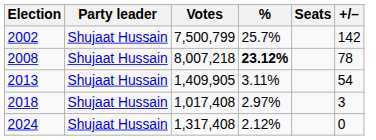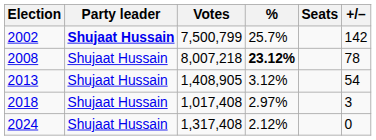(118, 37) normal -> (121, 37) bold
(205, 80) 1,409,905 -> (211, 80) 1,408,905
(261, 80) 3.11% -> (268, 80) 3.12%
